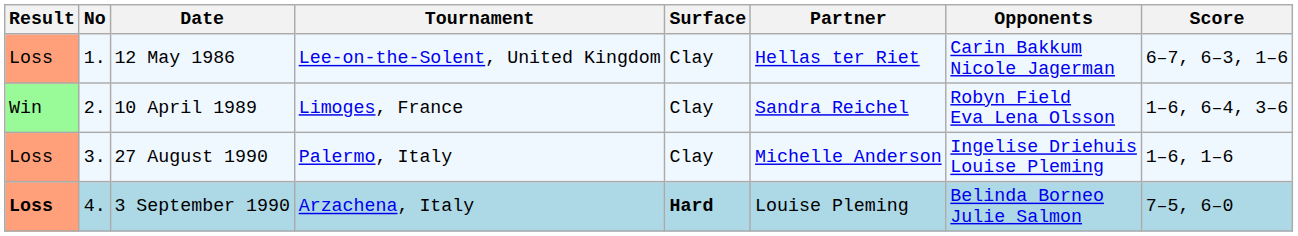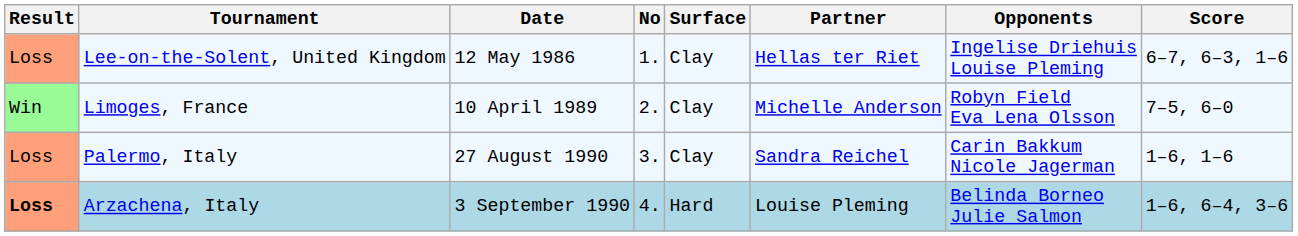columns swapped: (95, 19) <-> (480, 19)
(1033, 58) Carin Bakkum Nicole Jagerman -> (1044, 58) Ingelise Driehuis Louise Pleming
(832, 107) Sandra Reichel -> (848, 107) Michelle Anderson
(1217, 107) 1–6, 6–4, 3–6 -> (1190, 107) 7–5, 6–0
(848, 157) Michelle Anderson -> (832, 157) Sandra Reichel
(1044, 157) Ingelise Driehuis Louise Pleming -> (1033, 157) Carin Bakkum Nicole Jagerman
(691, 206) bold -> (691, 206) normal
(1190, 206) 7–5, 6–0 -> (1217, 206) 1–6, 6–4, 3–6
